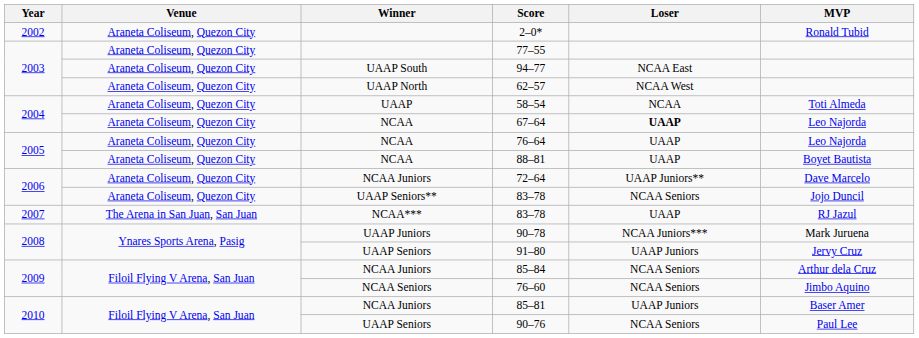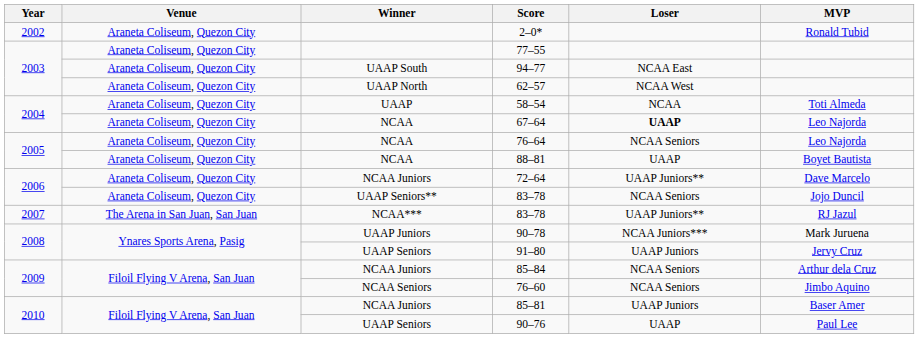(665, 141) UAAP -> (665, 141) NCAA Seniors
(665, 214) UAAP -> (665, 214) UAAP Juniors**
(665, 324) NCAA Seniors -> (665, 324) UAAP
